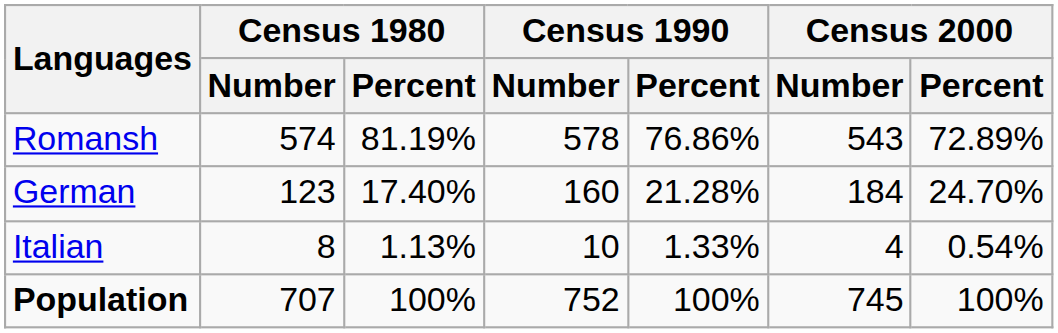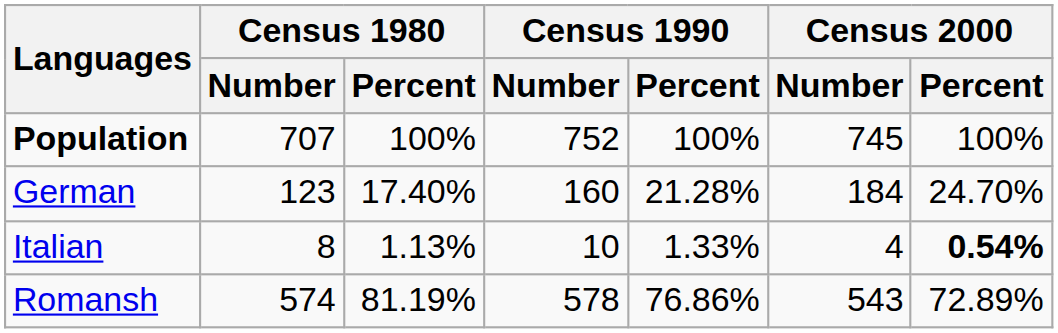rows swapped: (85, 138) <-> (100, 300)
(995, 246) normal -> (995, 246) bold
